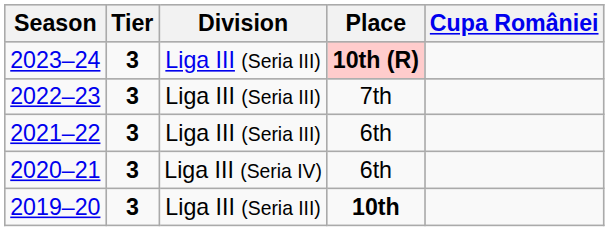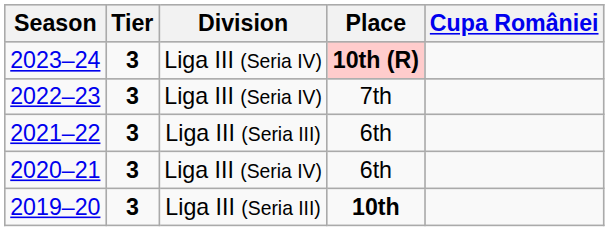(243, 60) Liga III (Seria III) -> (243, 60) Liga III (Seria IV)
(243, 97) Liga III (Seria III) -> (243, 97) Liga III (Seria IV)
